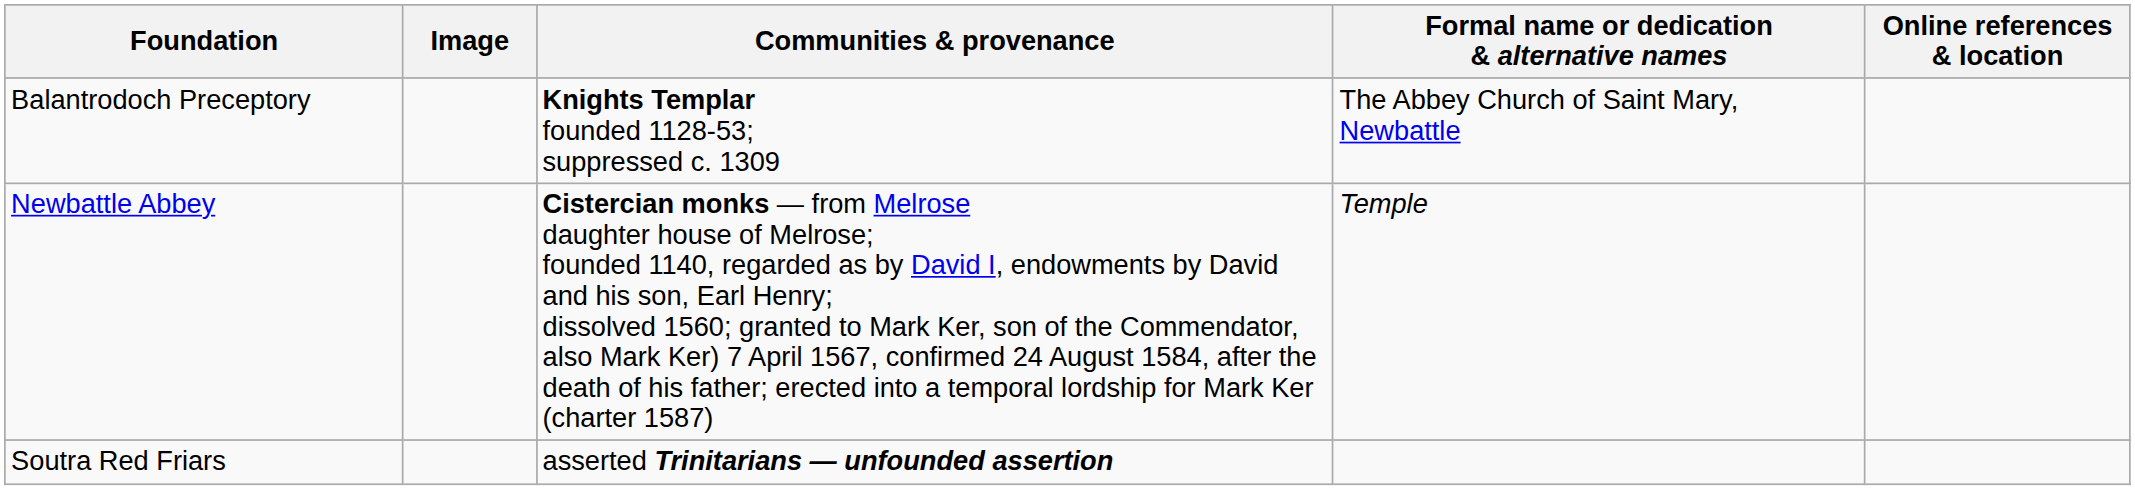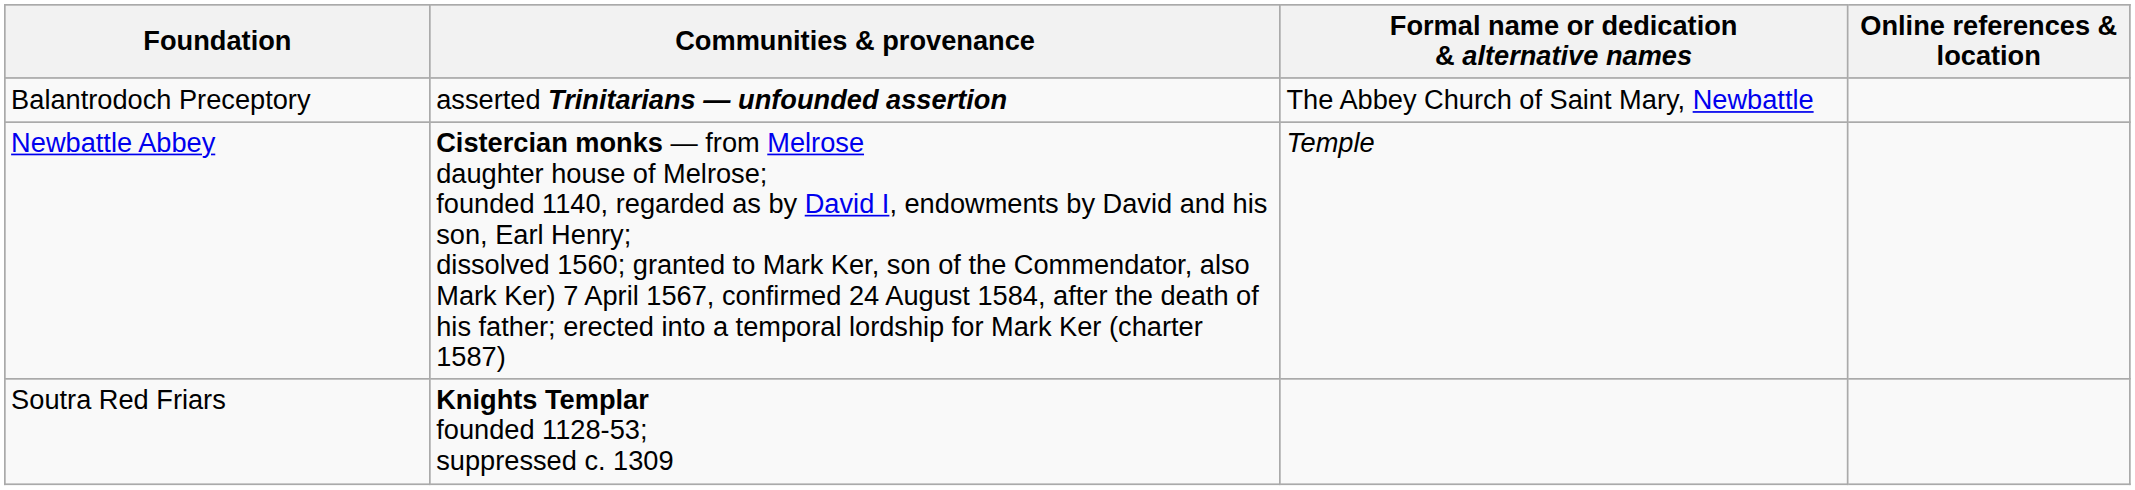- column: (470, 41)
(661, 130) Knights Templar founded 1128-53; suppressed c. 1309 -> (722, 99) asserted Trinitarians — unfounded assertion
(828, 461) asserted Trinitarians — unfounded assertion -> (555, 430) Knights Templar founded 1128-53; suppressed c. 1309
